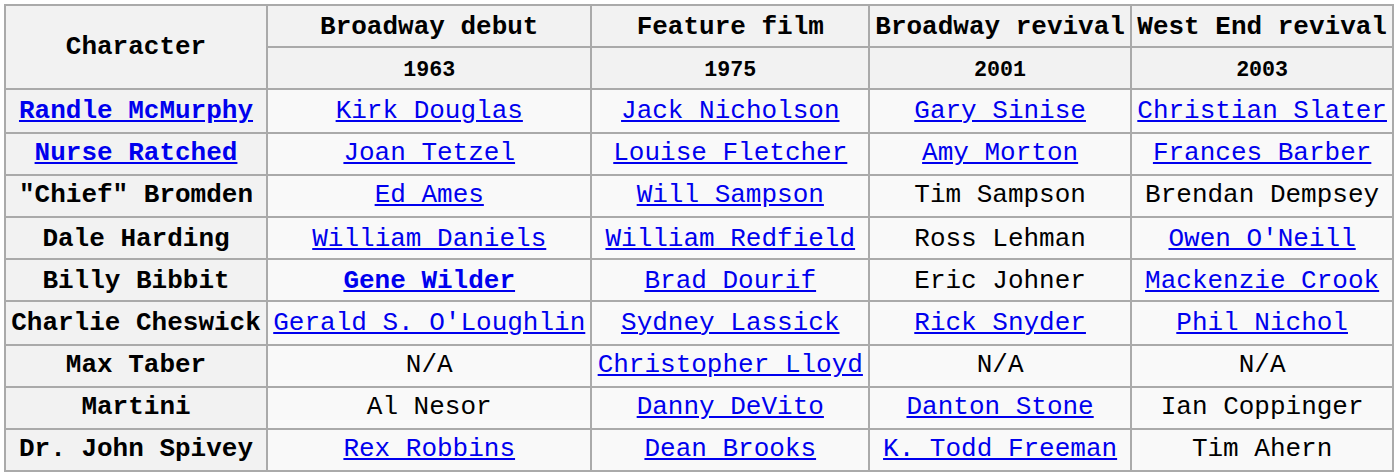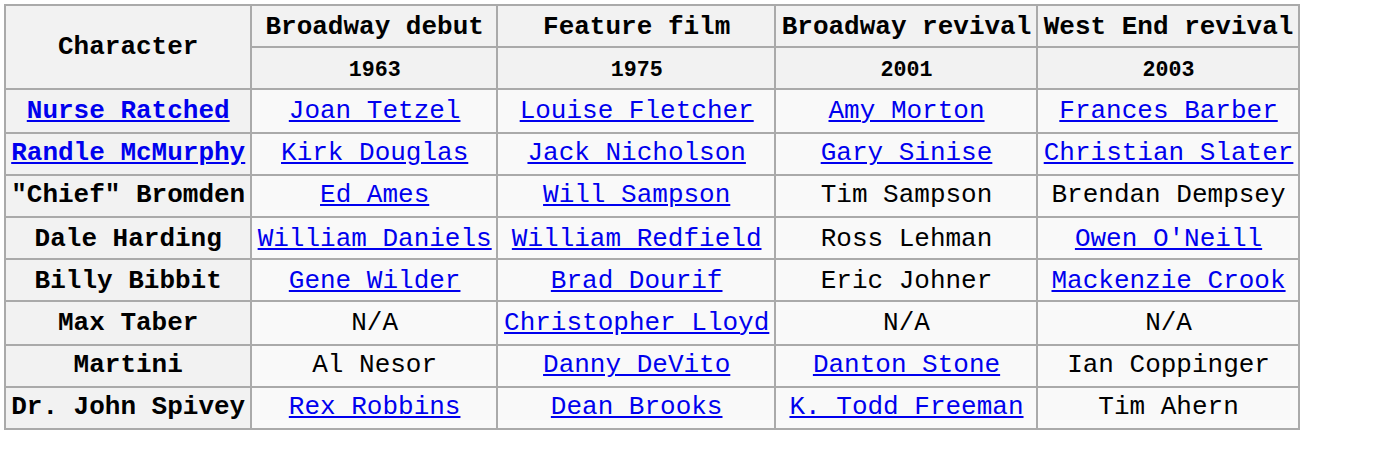rows swapped: (136, 111) <-> (136, 153)
(429, 280) bold -> (375, 280) normal
- row: (136, 323)
